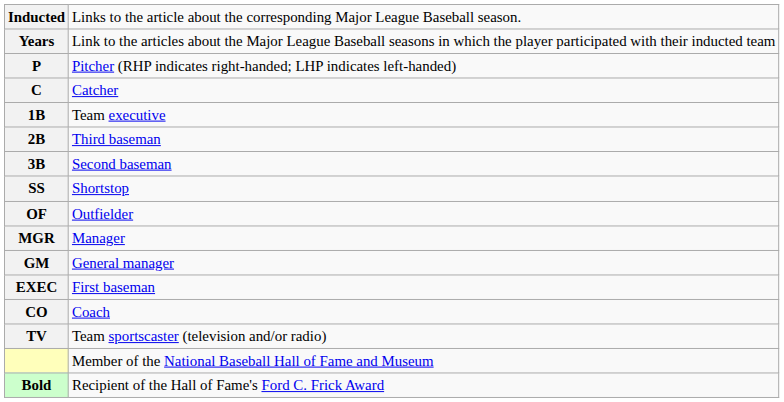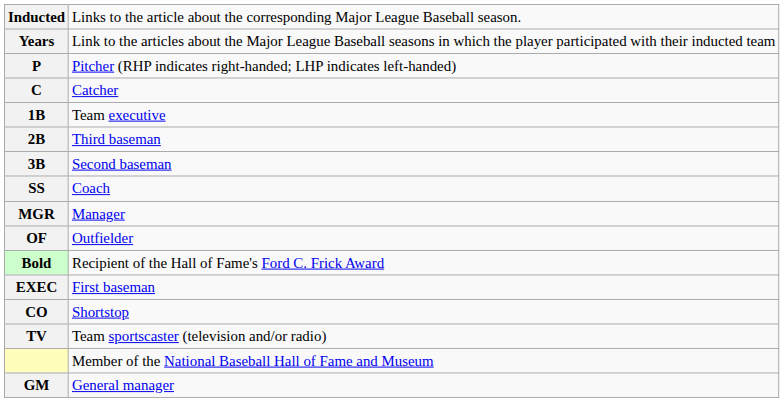(100, 188) Shortstop -> (91, 188) Coach
rows swapped: (36, 213) <-> (36, 238)
rows swapped: (36, 262) <-> (36, 385)
(91, 311) Coach -> (100, 311) Shortstop
